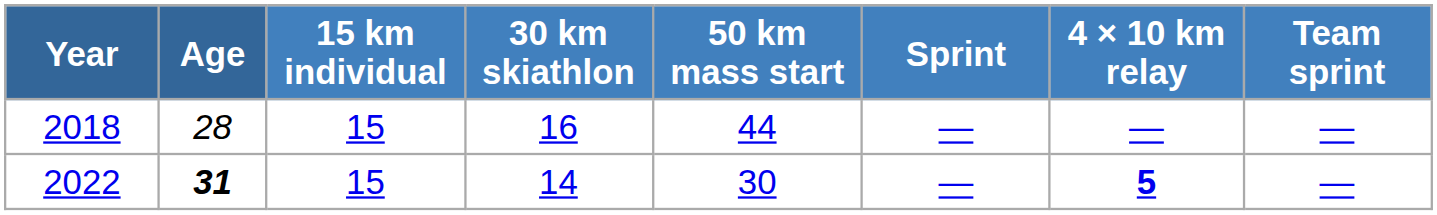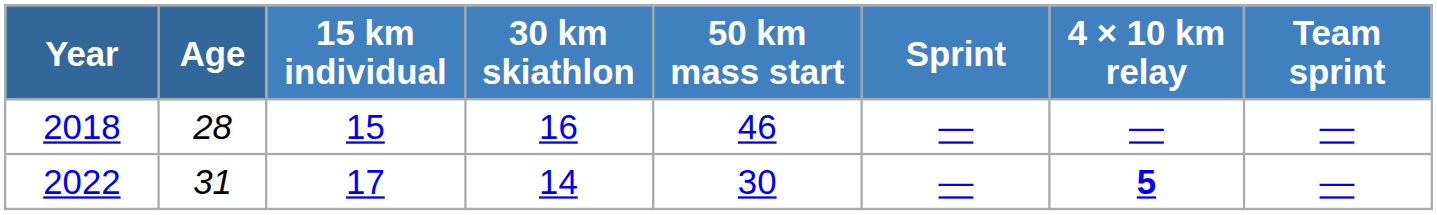(757, 127) 44 -> (757, 127) 46
(213, 182) bold -> (213, 182) normal
(365, 182) 15 -> (365, 182) 17
